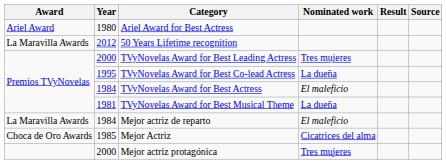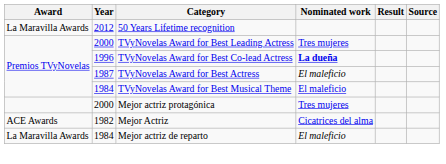- row: (177, 27)
(106, 74) 1995 -> (104, 58) 1996
(319, 74) normal -> (318, 58) bold
(106, 89) 1984 -> (104, 74) 1987
(106, 105) 1981 -> (104, 89) 1984
(319, 105) La dueña -> (322, 89) El maleficio
rows swapped: (169, 151) <-> (165, 120)
(49, 136) Choca de Oro Awards -> (32, 120) ACE Awards
(106, 136) 1985 -> (104, 120) 1982
